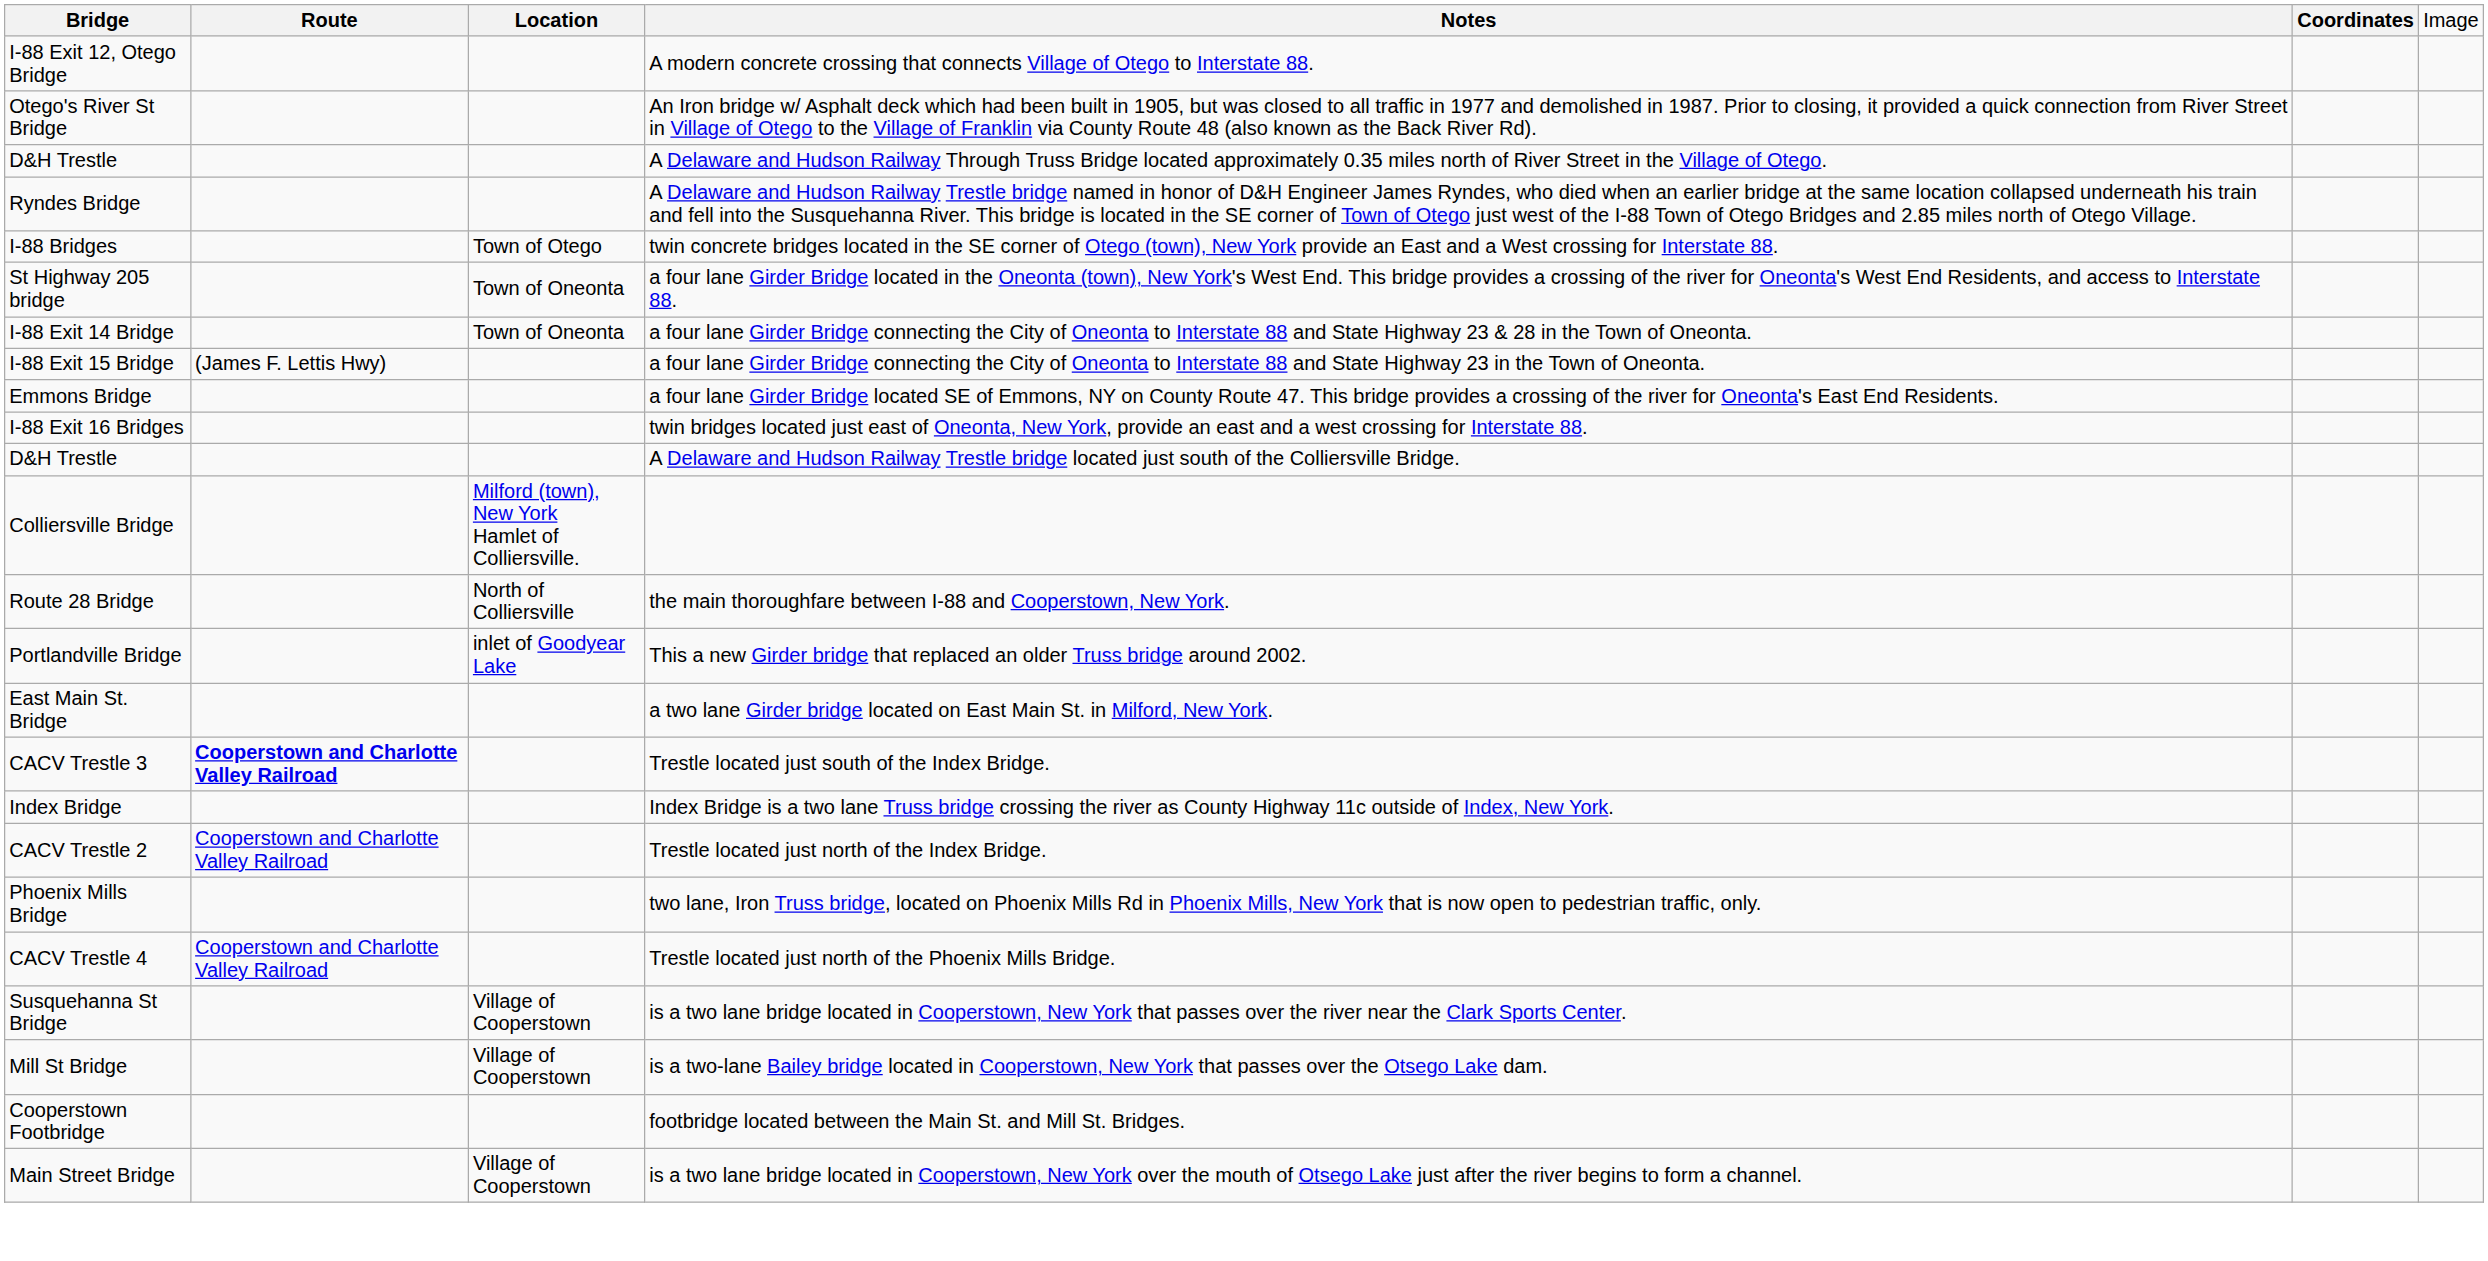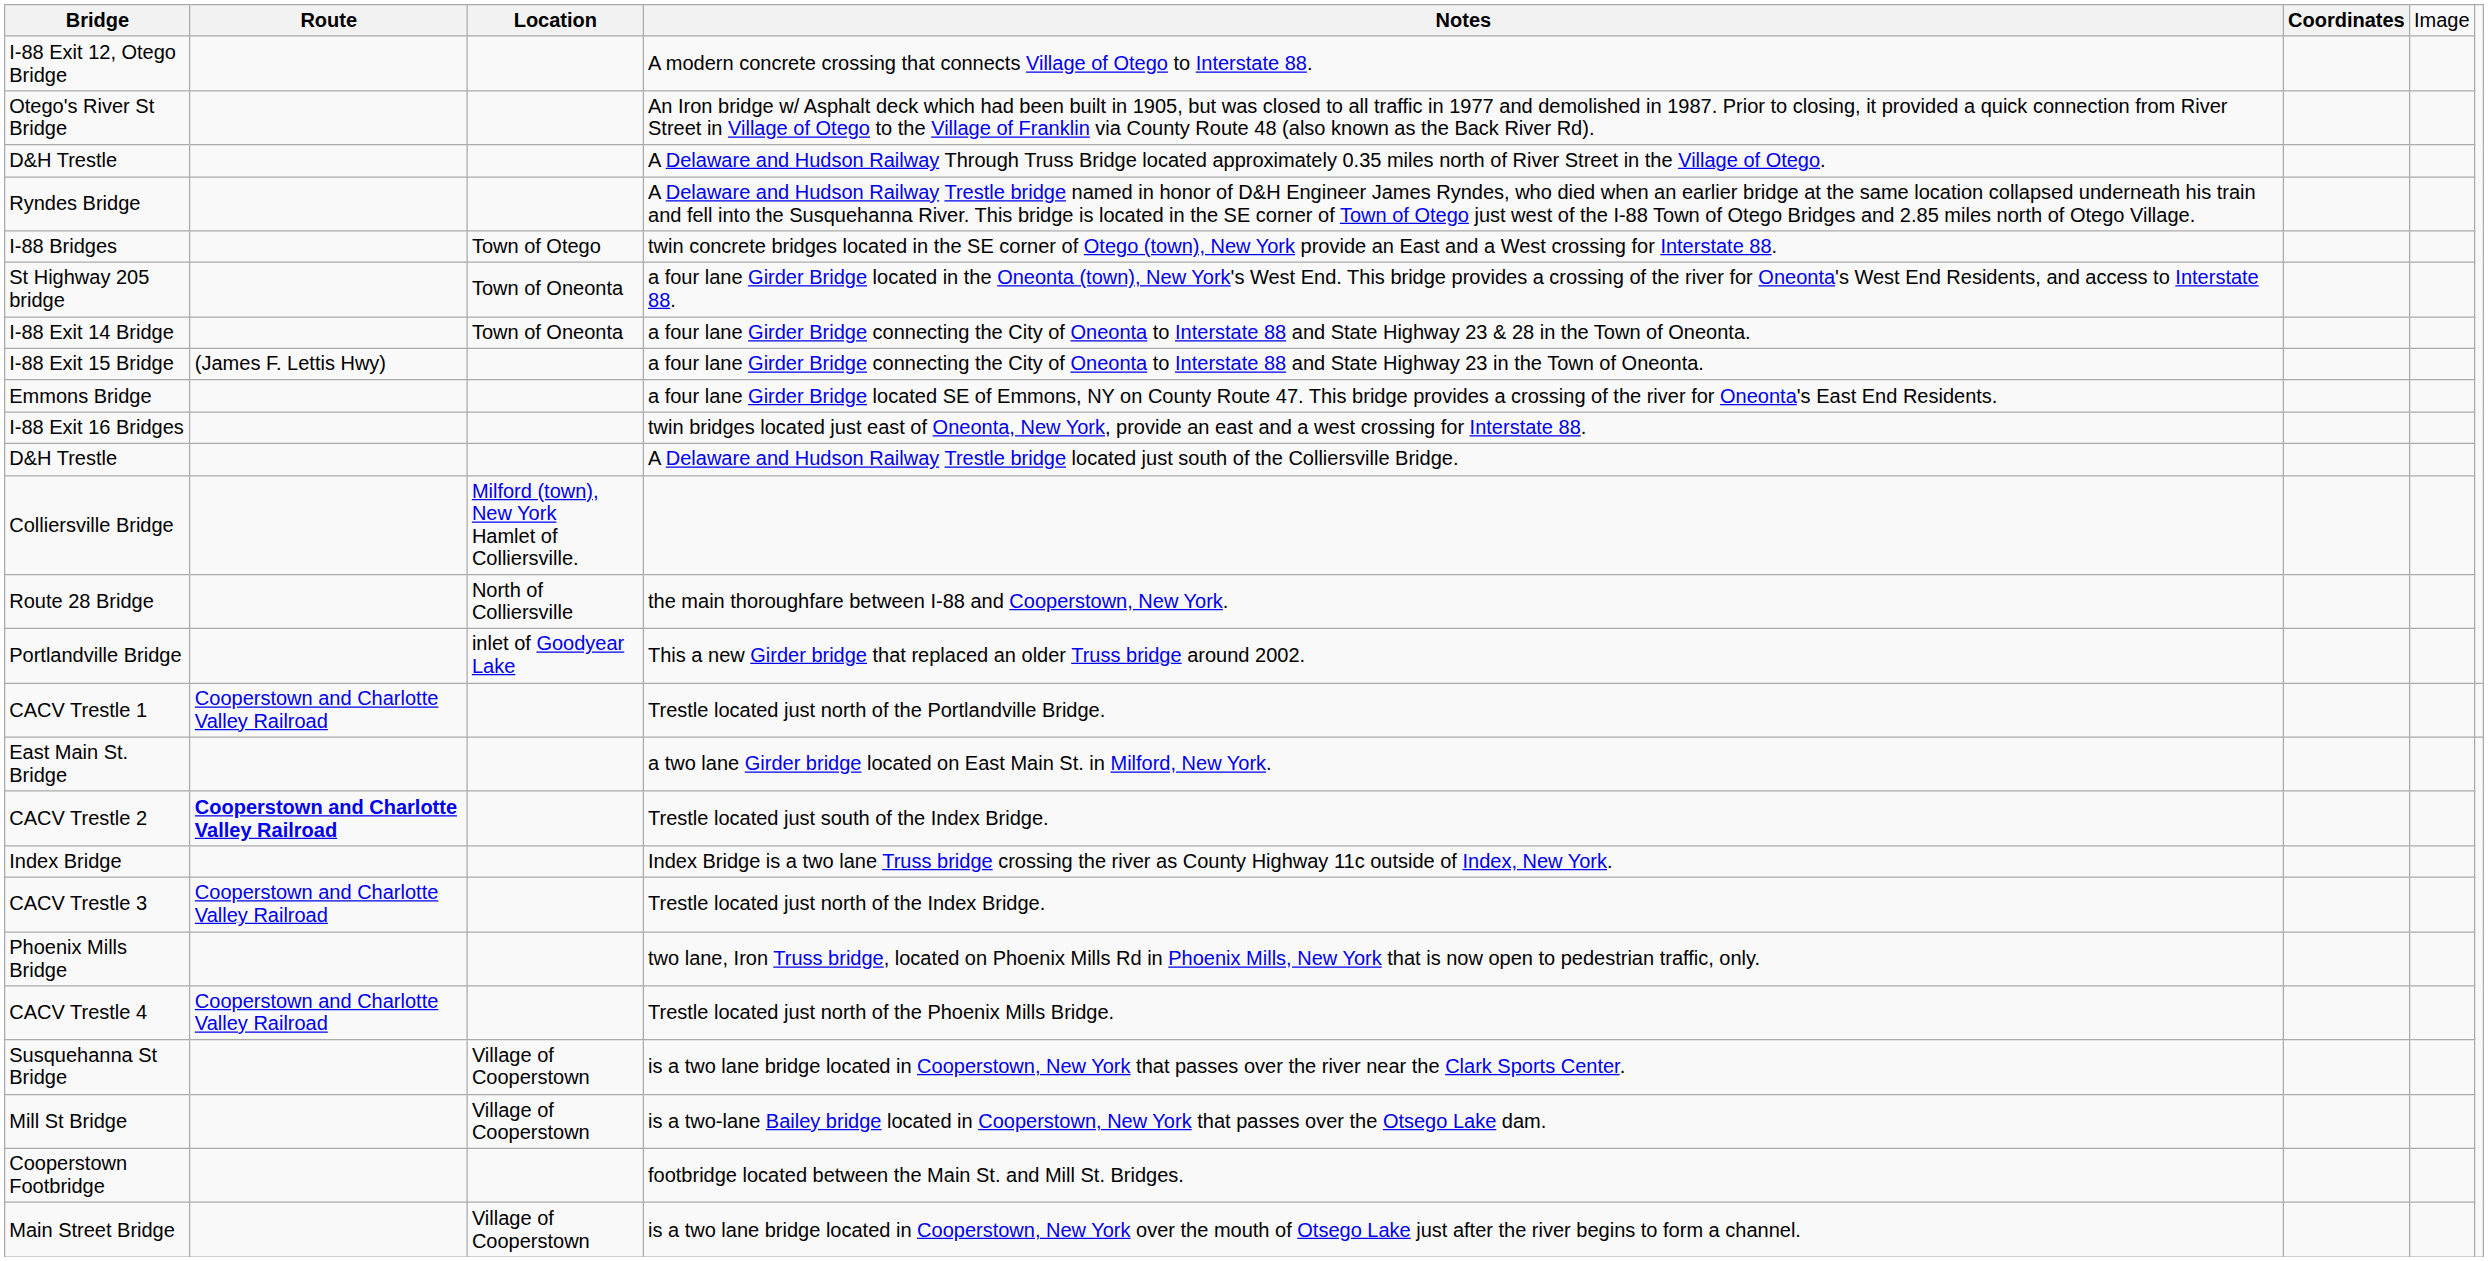+ row: (877, 709)
(78, 764) CACV Trestle 3 -> (78, 818) CACV Trestle 2
(78, 850) CACV Trestle 2 -> (78, 904) CACV Trestle 3
